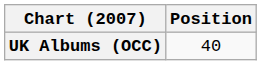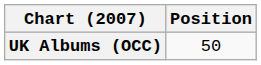(211, 46) 40 -> (211, 46) 50
